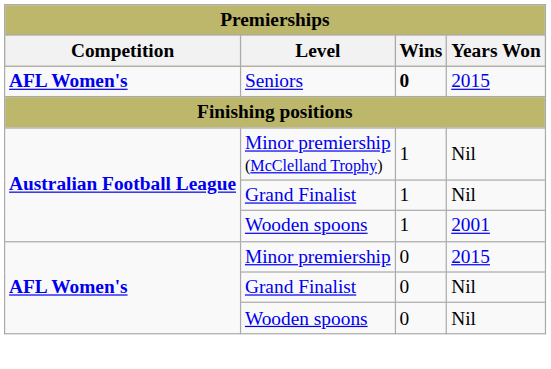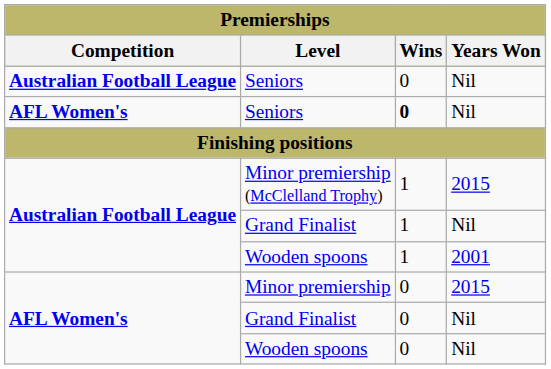+ row: (123, 81)
(471, 81) 2015 -> (464, 111) Nil
(464, 153) Nil -> (471, 184) 2015
